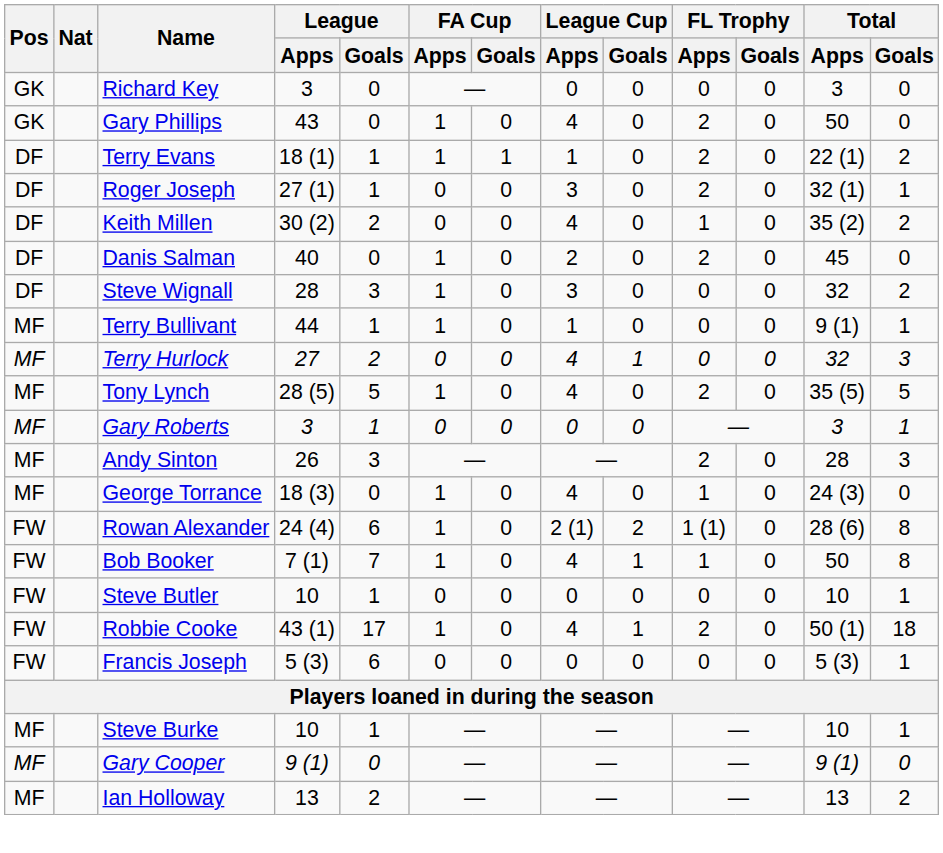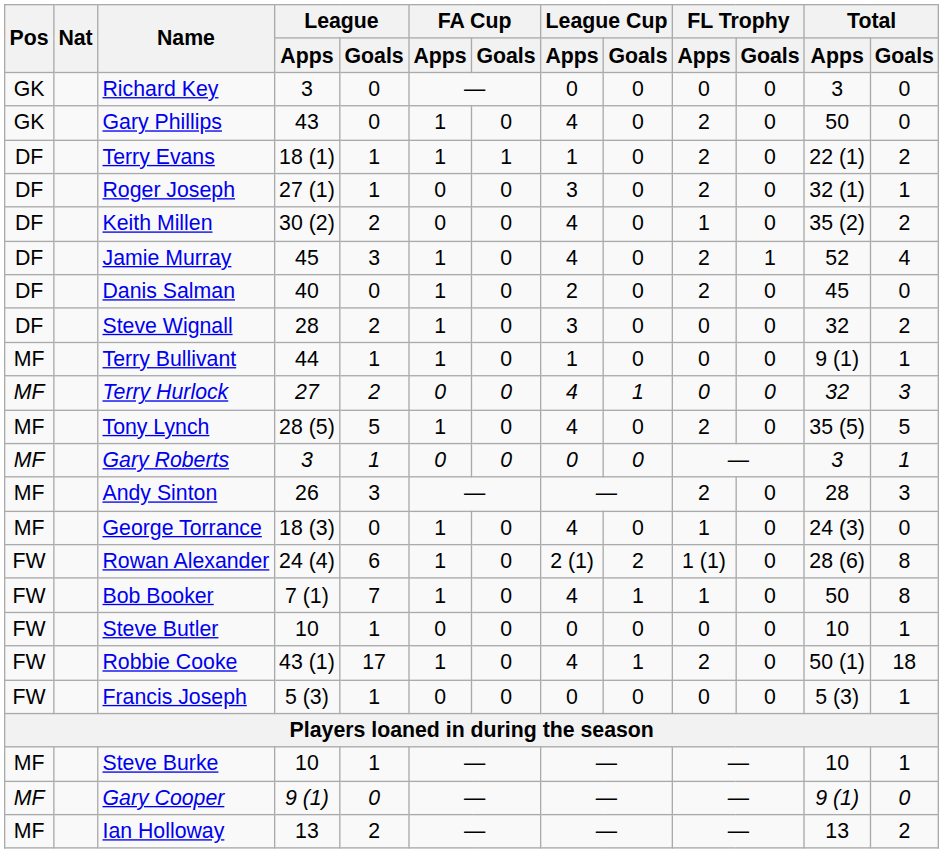+ row: (167, 257)
(374, 291) 3 -> (374, 325) 2
(374, 662) 6 -> (374, 696) 1
